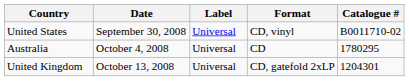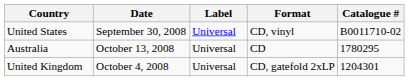(132, 48) October 4, 2008 -> (135, 48) October 13, 2008
(135, 66) October 13, 2008 -> (132, 66) October 4, 2008
